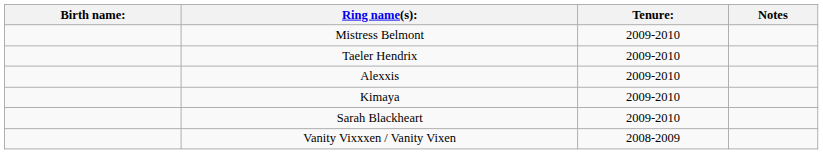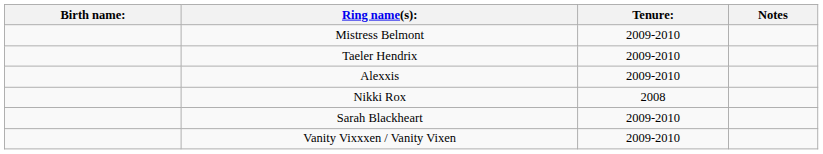+ row: (380, 96)
- row: (380, 96)
(653, 138) 2008-2009 -> (653, 138) 2009-2010
